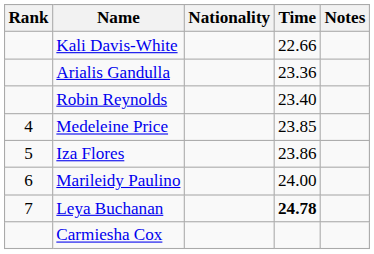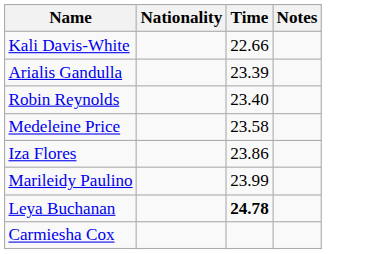- column: (28, 18)
(297, 72) 23.36 -> (249, 72) 23.39
(297, 126) 23.85 -> (249, 126) 23.58
(297, 180) 24.00 -> (249, 180) 23.99
